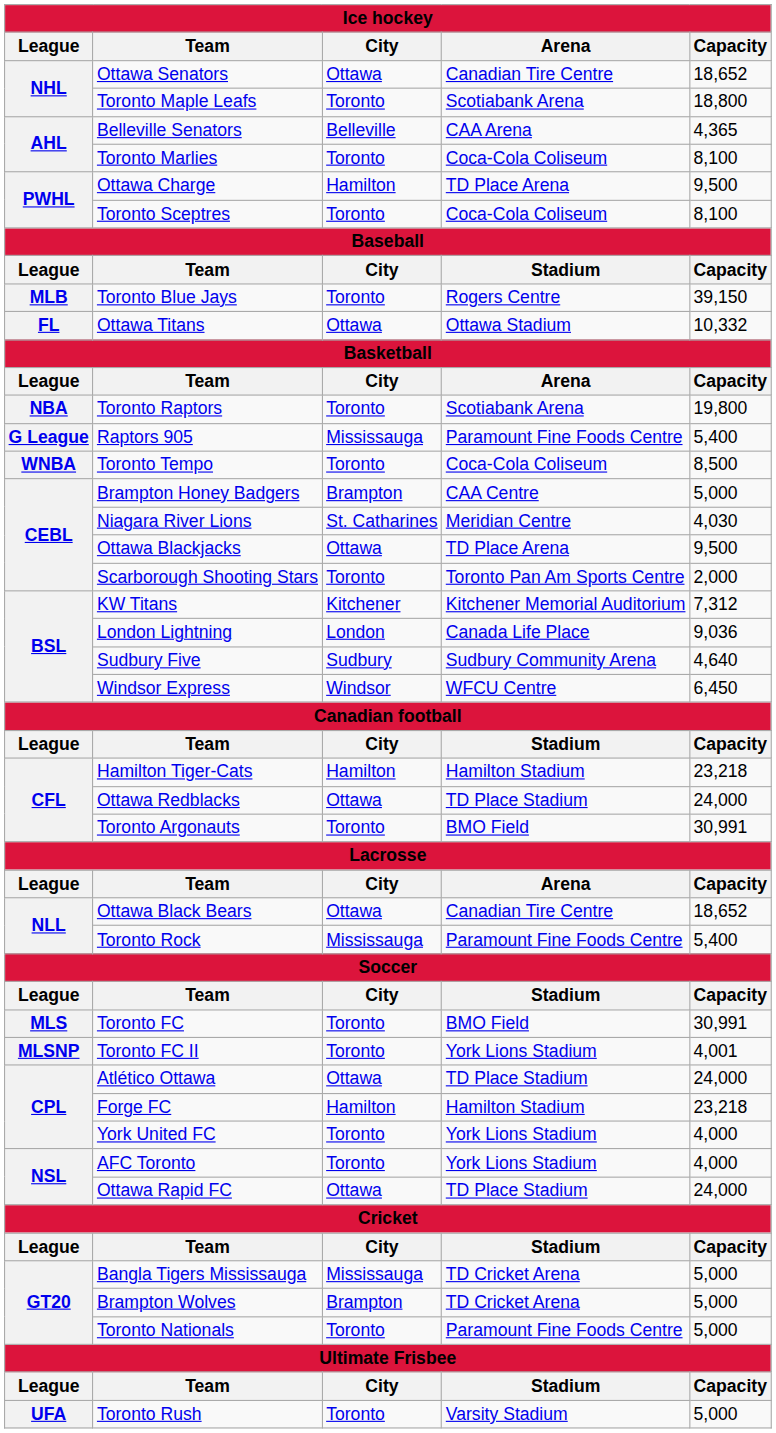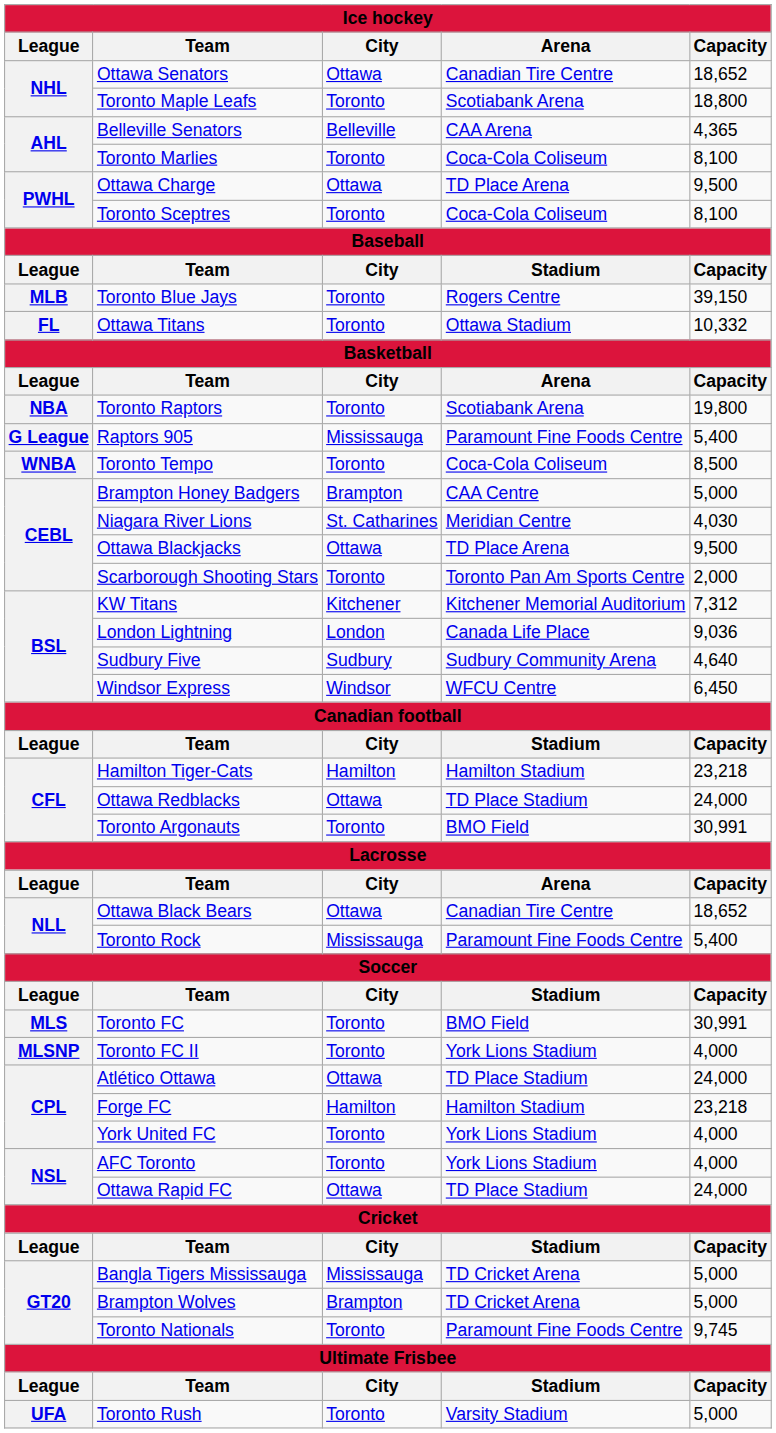(361, 185) Hamilton -> (354, 185) Ottawa
(354, 325) Ottawa -> (356, 325) Toronto
(716, 1051) 4,001 -> (716, 1051) 4,000
(716, 1330) 5,000 -> (716, 1330) 9,745
